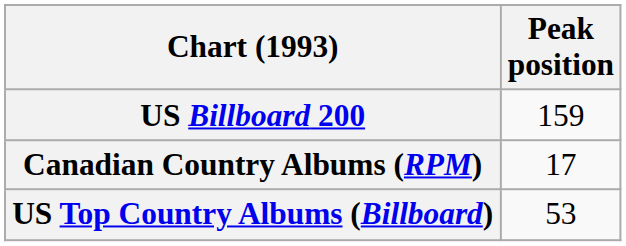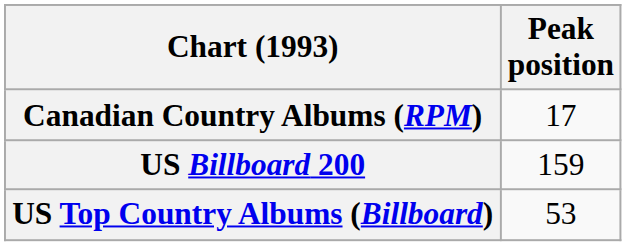rows swapped: (253, 164) <-> (253, 114)
